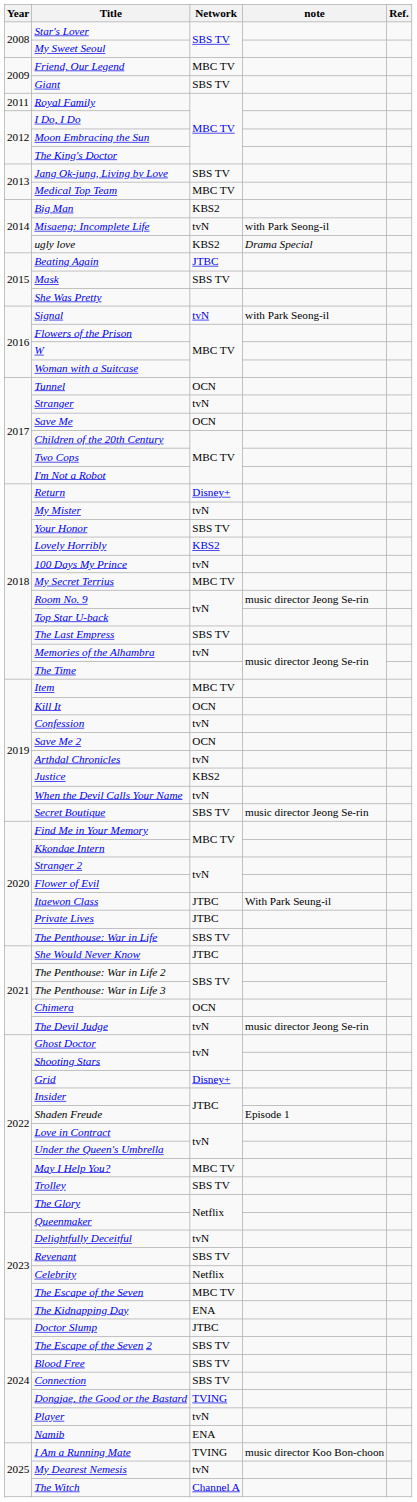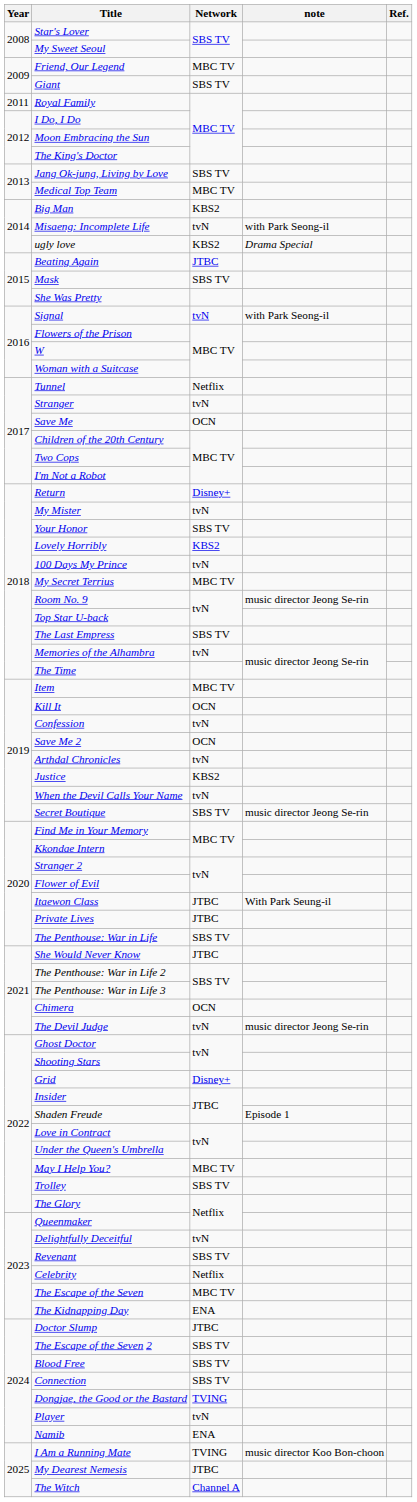(204, 386) OCN -> (208, 386) Netflix
(201, 1469) tvN -> (205, 1469) JTBC
